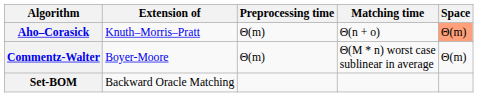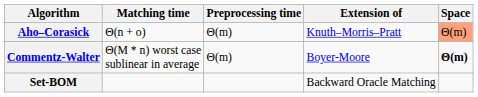columns swapped: (170, 13) <-> (388, 13)
(454, 57) normal -> (454, 57) bold
